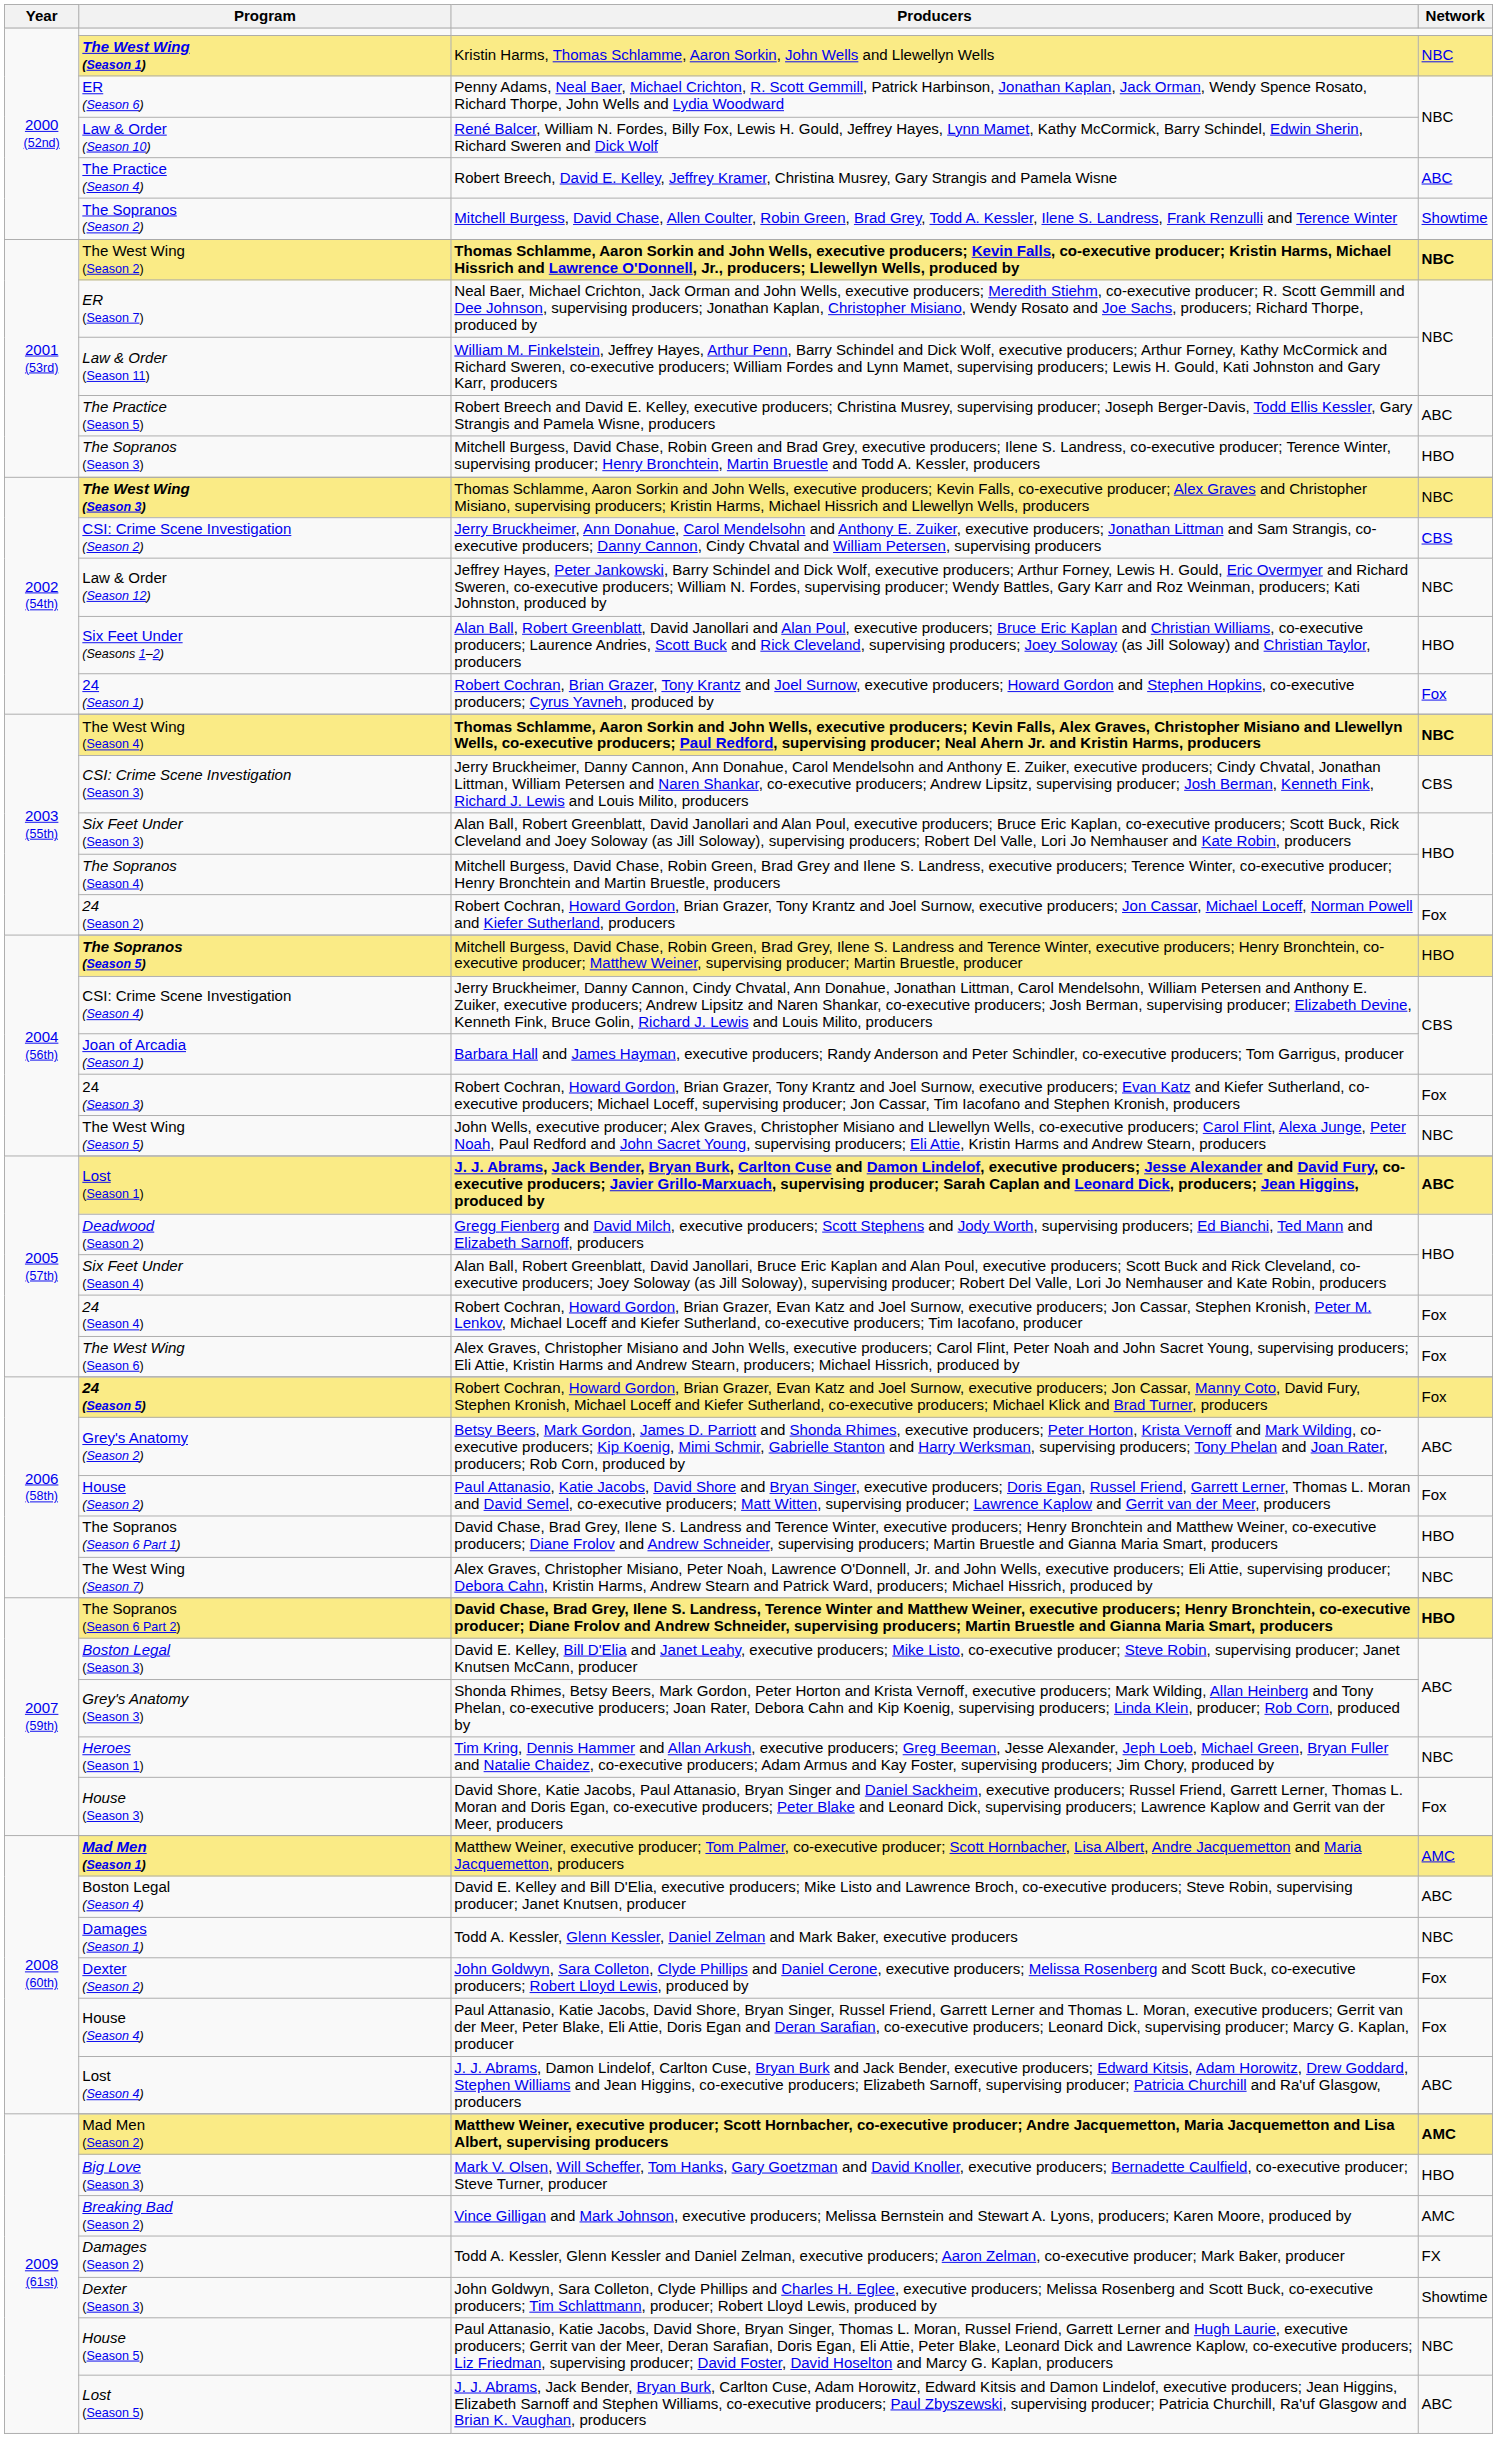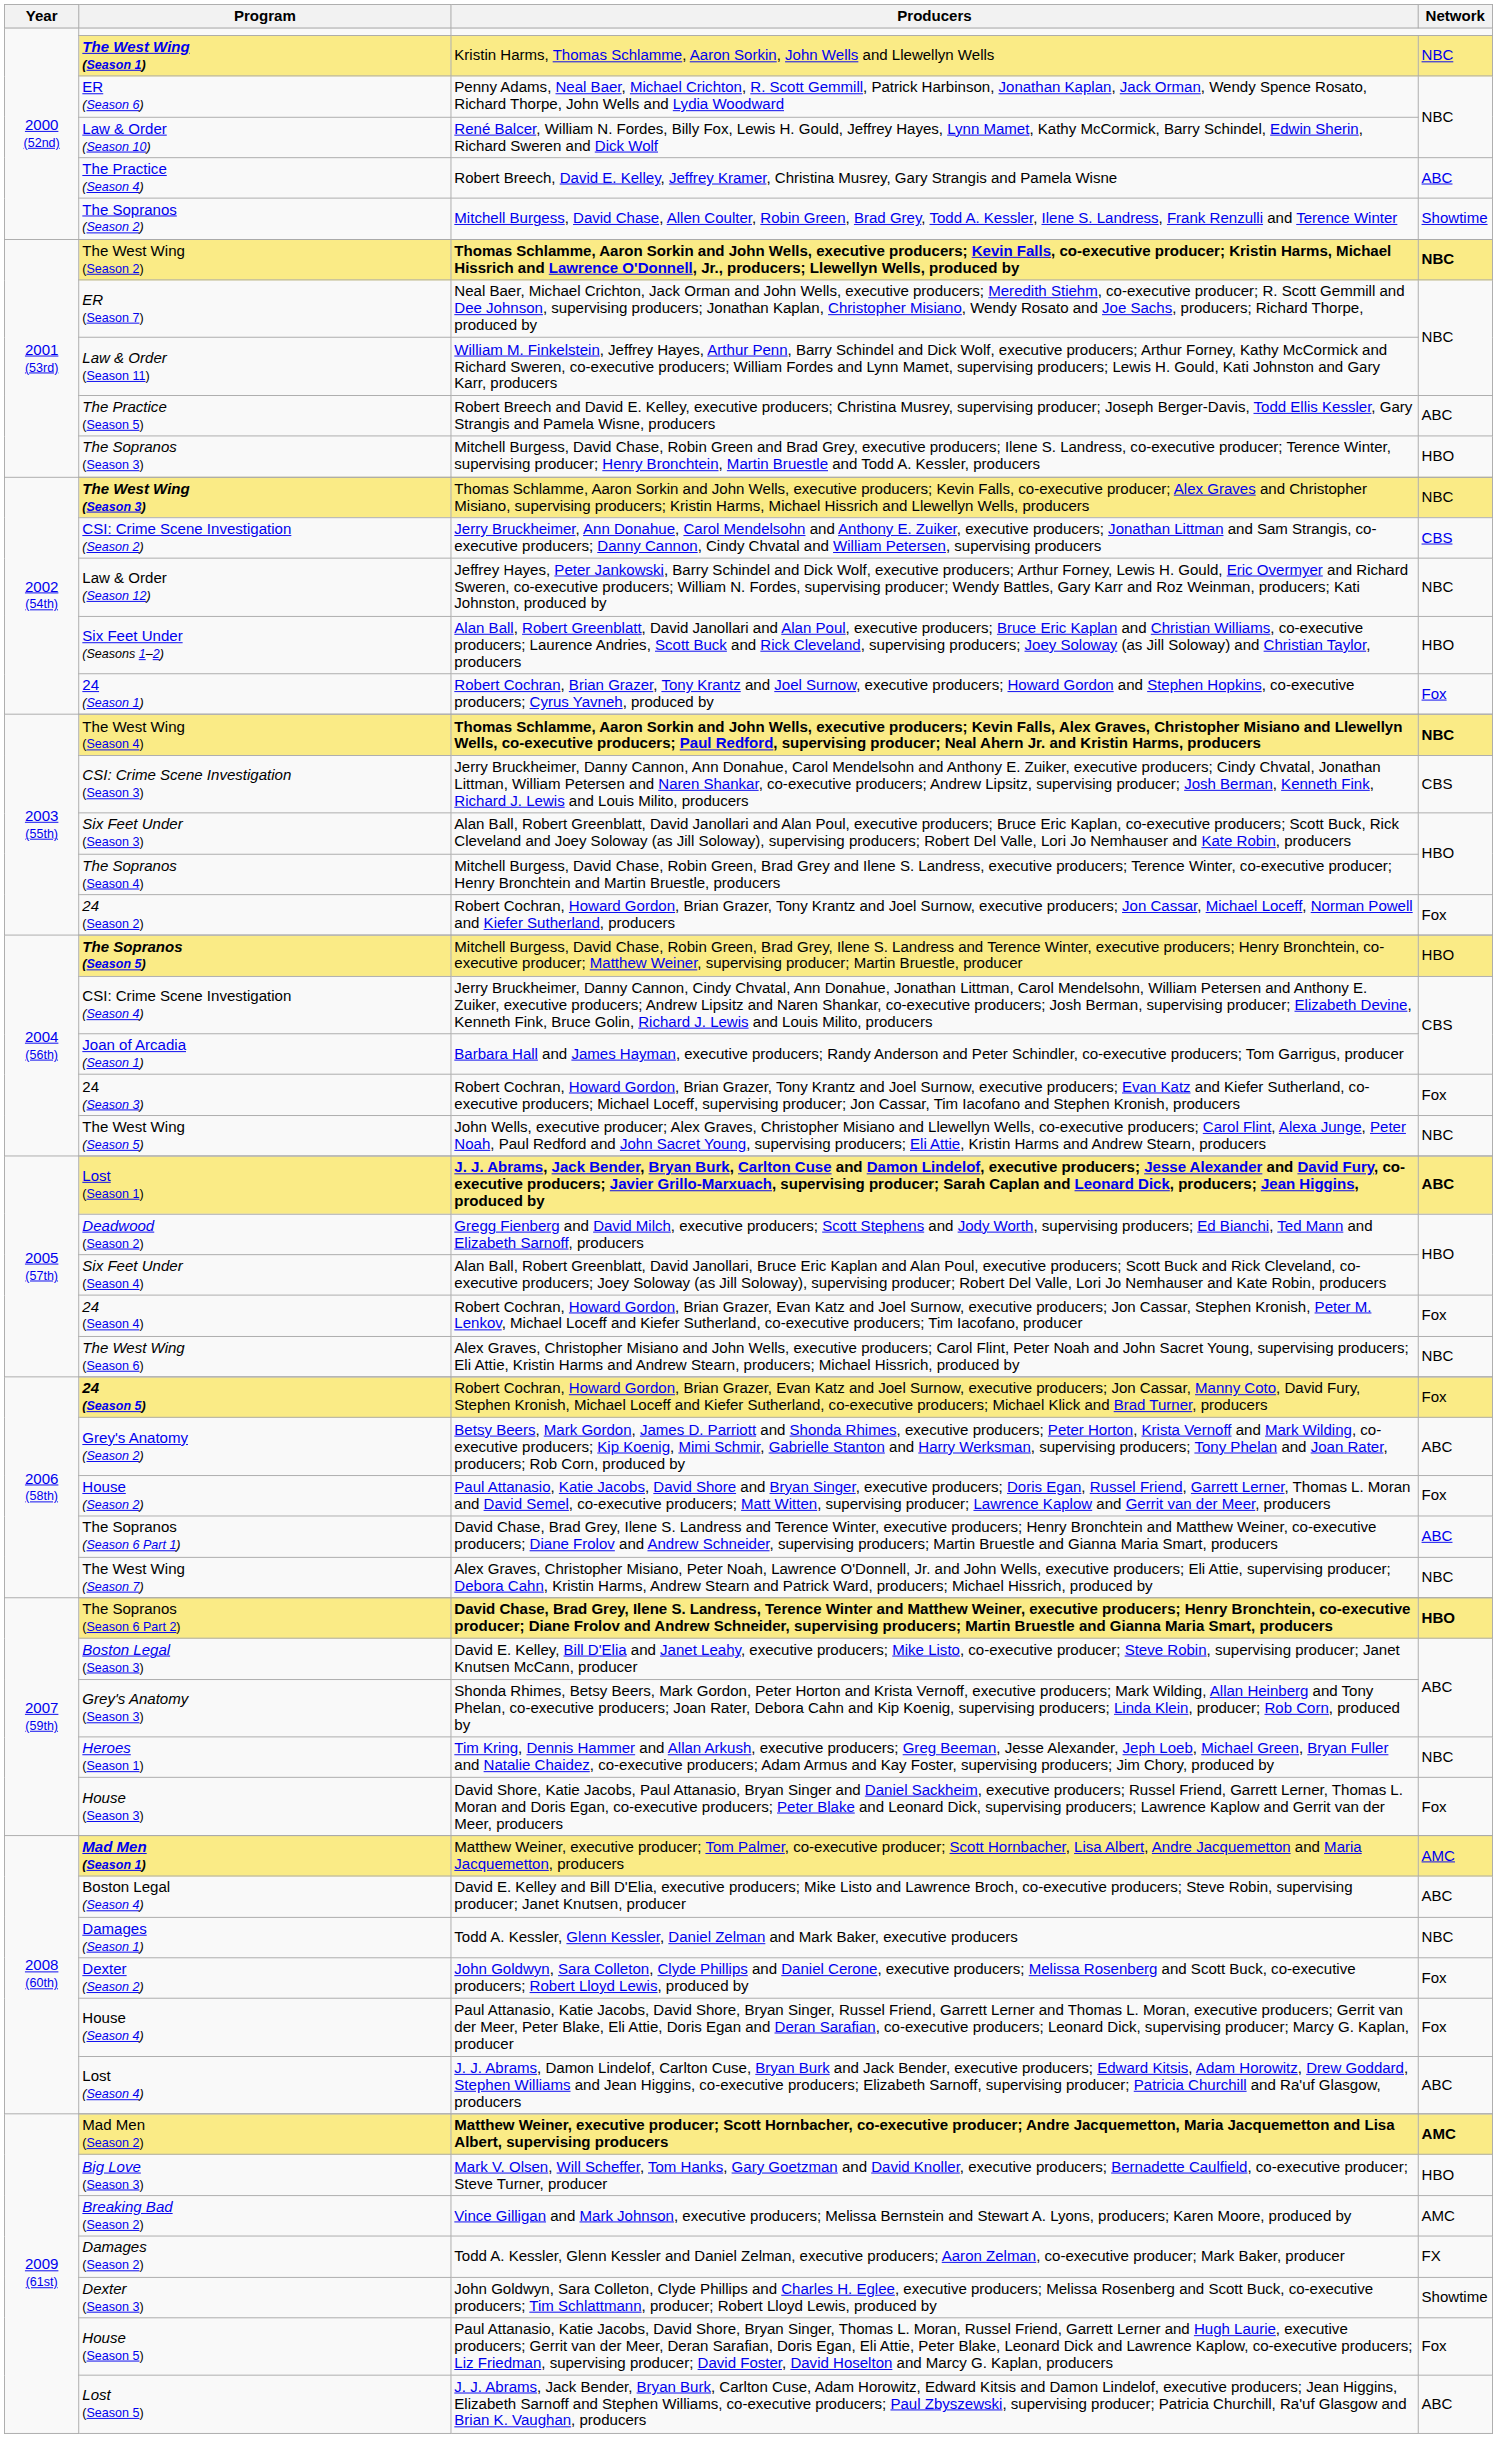(1434, 1356) Fox -> (1437, 1356) NBC
(1438, 1536) HBO -> (1437, 1536) ABC
(1437, 2346) NBC -> (1434, 2346) Fox
